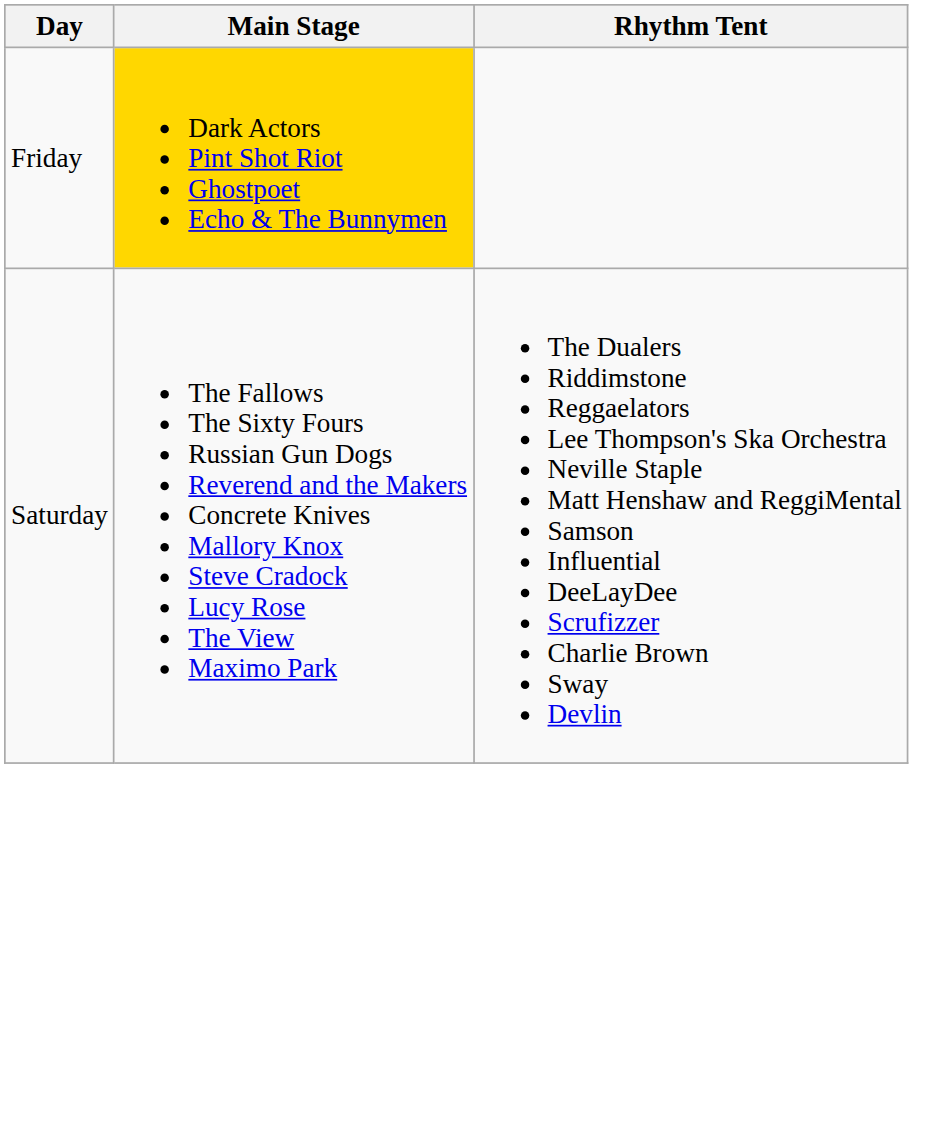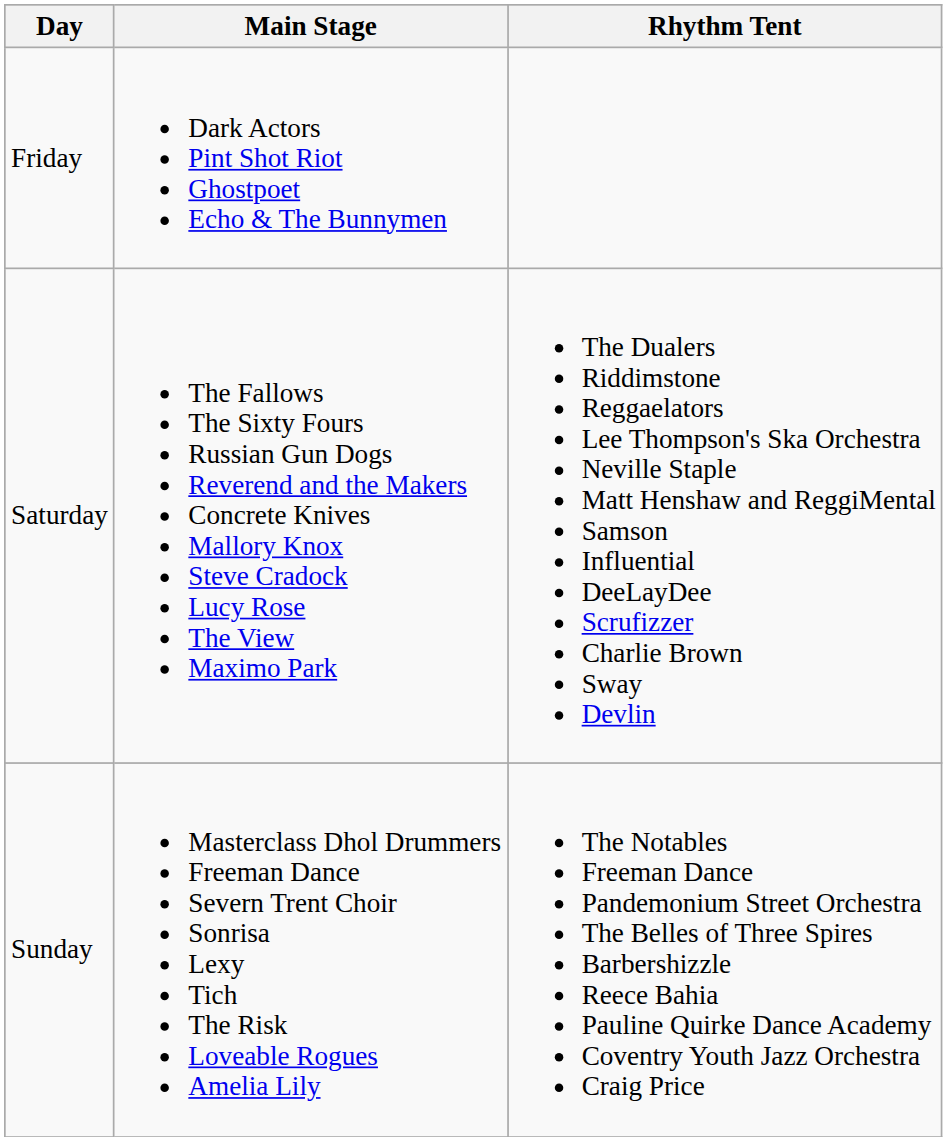(294, 173) gold background -> (311, 173) no background
+ row: (52, 949)
